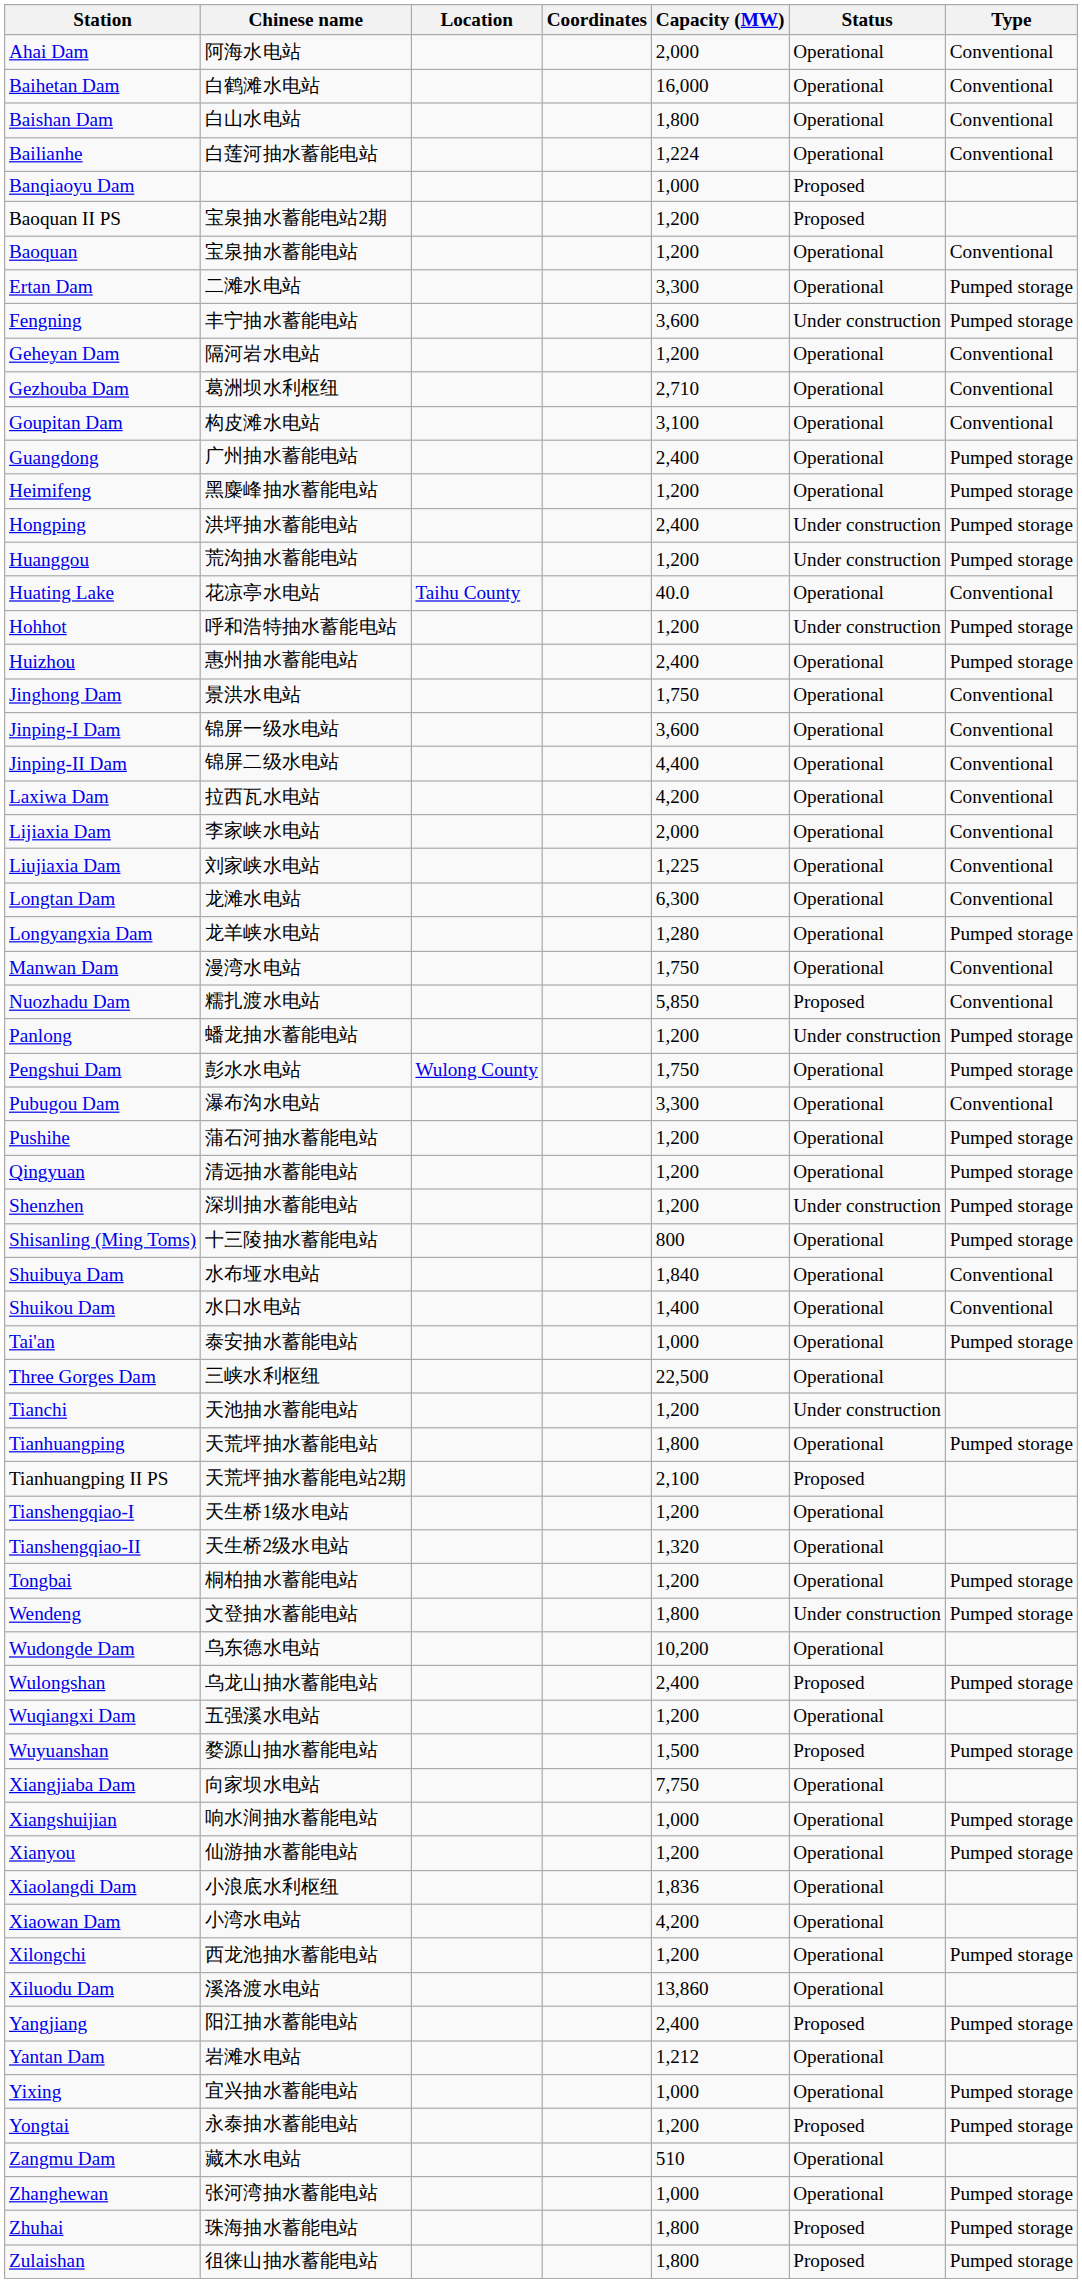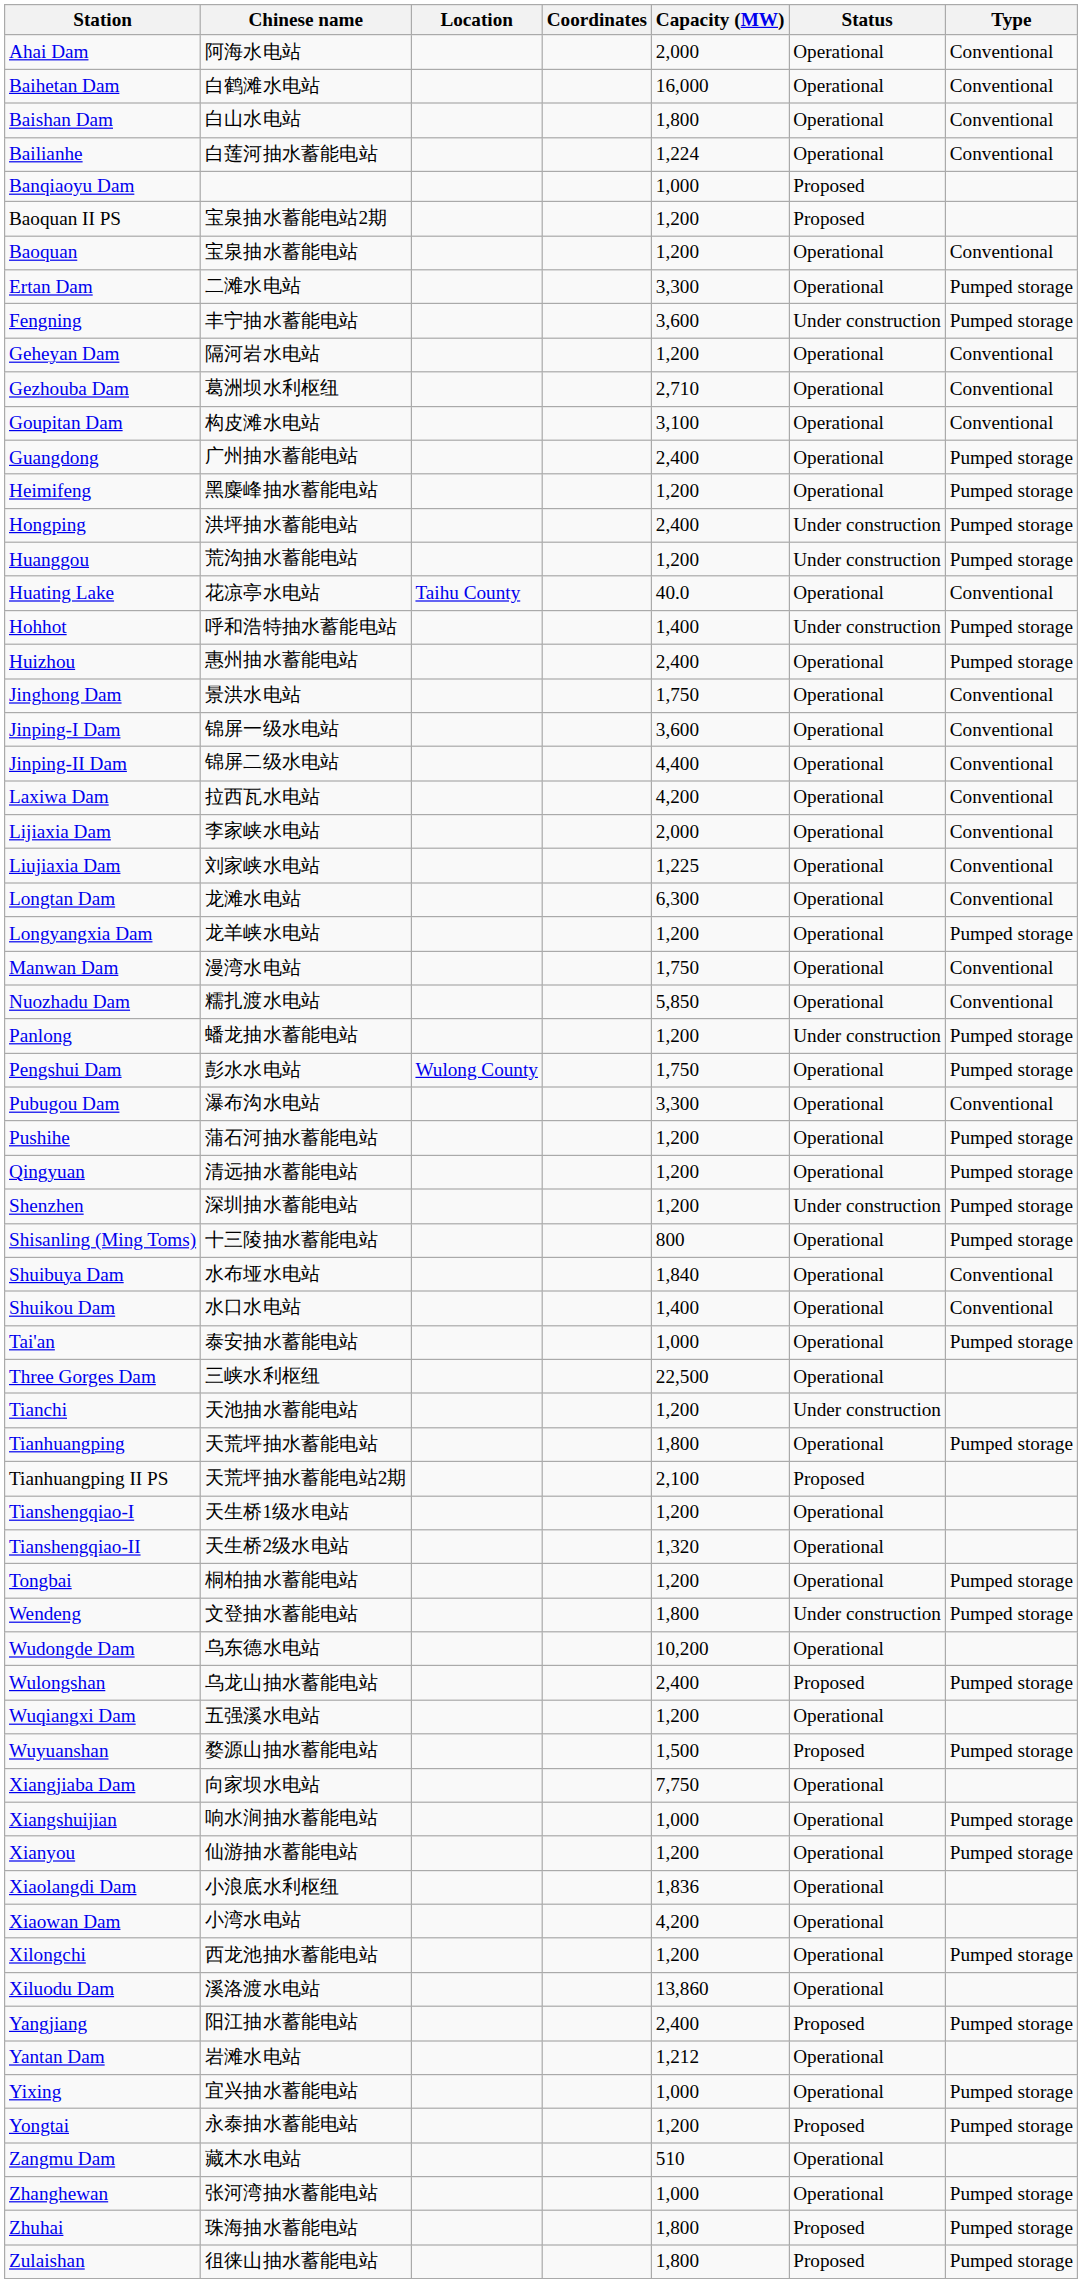(677, 627) 1,200 -> (677, 627) 1,400
(677, 933) 1,280 -> (677, 933) 1,200
(829, 1001) Proposed -> (839, 1001) Operational
